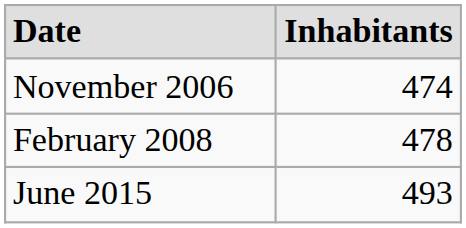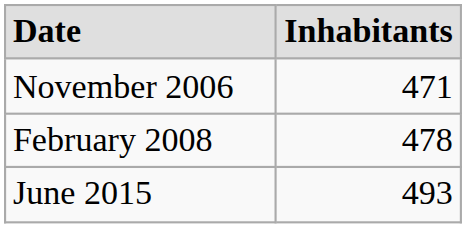(427, 85) 474 -> (427, 85) 471
